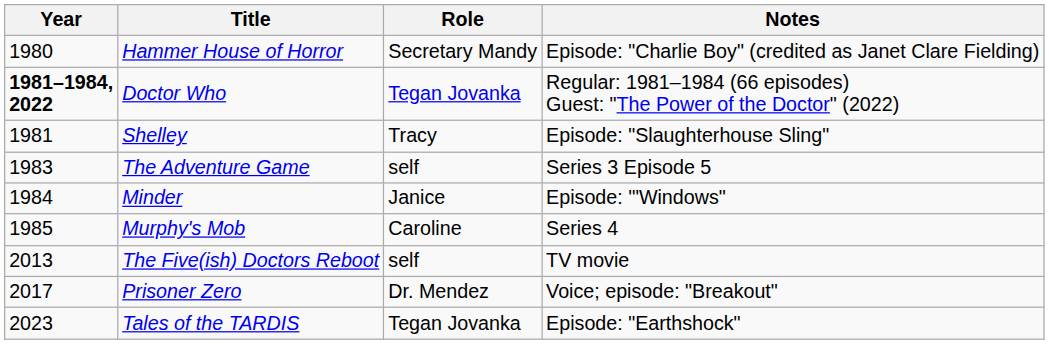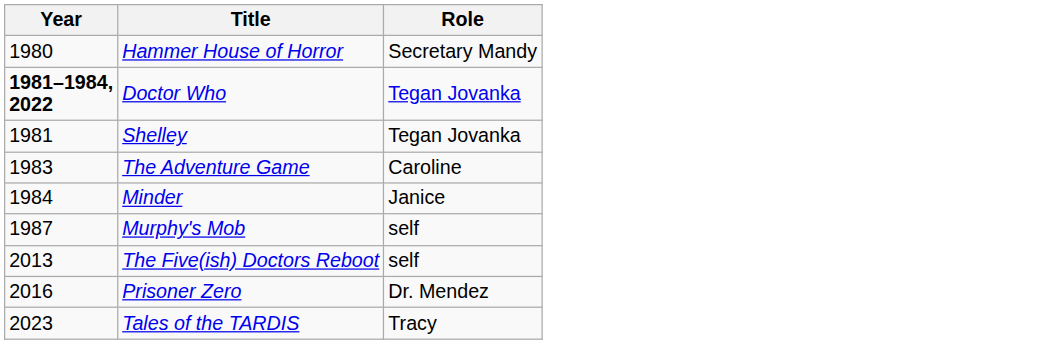- column: (793, 20)
(413, 135) Tracy -> (454, 135) Tegan Jovanka
(404, 167) self -> (425, 167) Caroline
(31, 229) 1985 -> (31, 229) 1987
(425, 229) Caroline -> (404, 229) self
(31, 291) 2017 -> (31, 291) 2016
(454, 323) Tegan Jovanka -> (413, 323) Tracy
